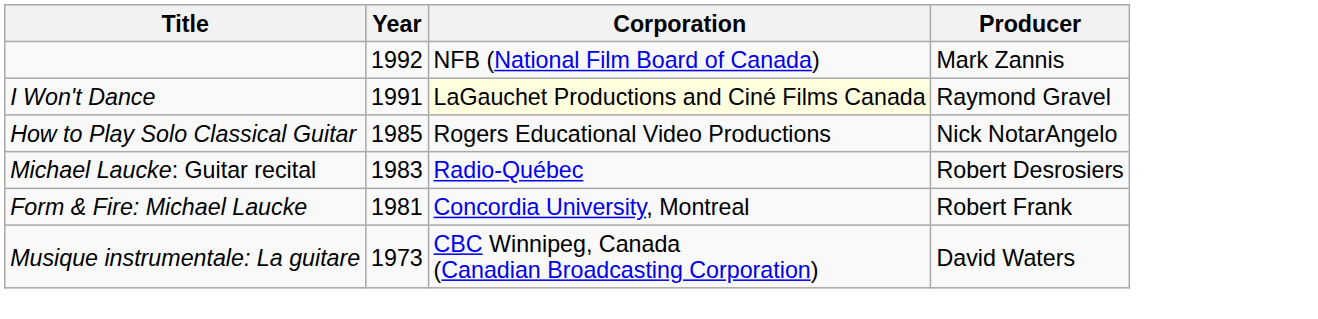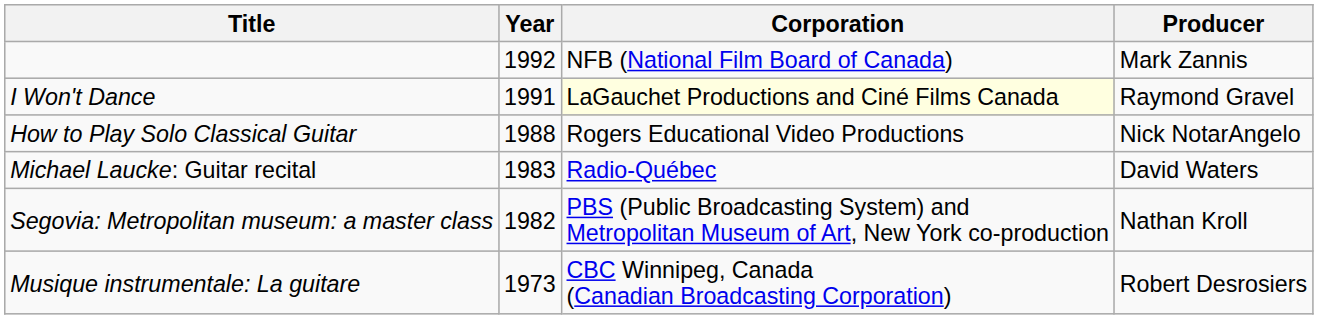(397, 134) 1985 -> (530, 134) 1988
(1030, 171) Robert Desrosiers -> (1189, 171) David Waters
+ row: (252, 220)
- row: (159, 207)
(1006, 257) David Waters -> (1213, 283) Robert Desrosiers
